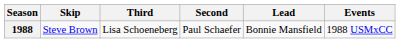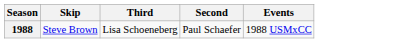- column: (284, 12)
